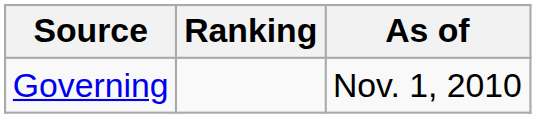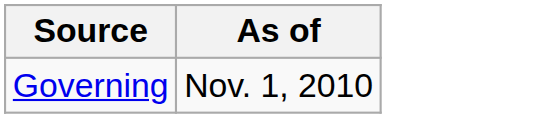- column: (251, 31)
